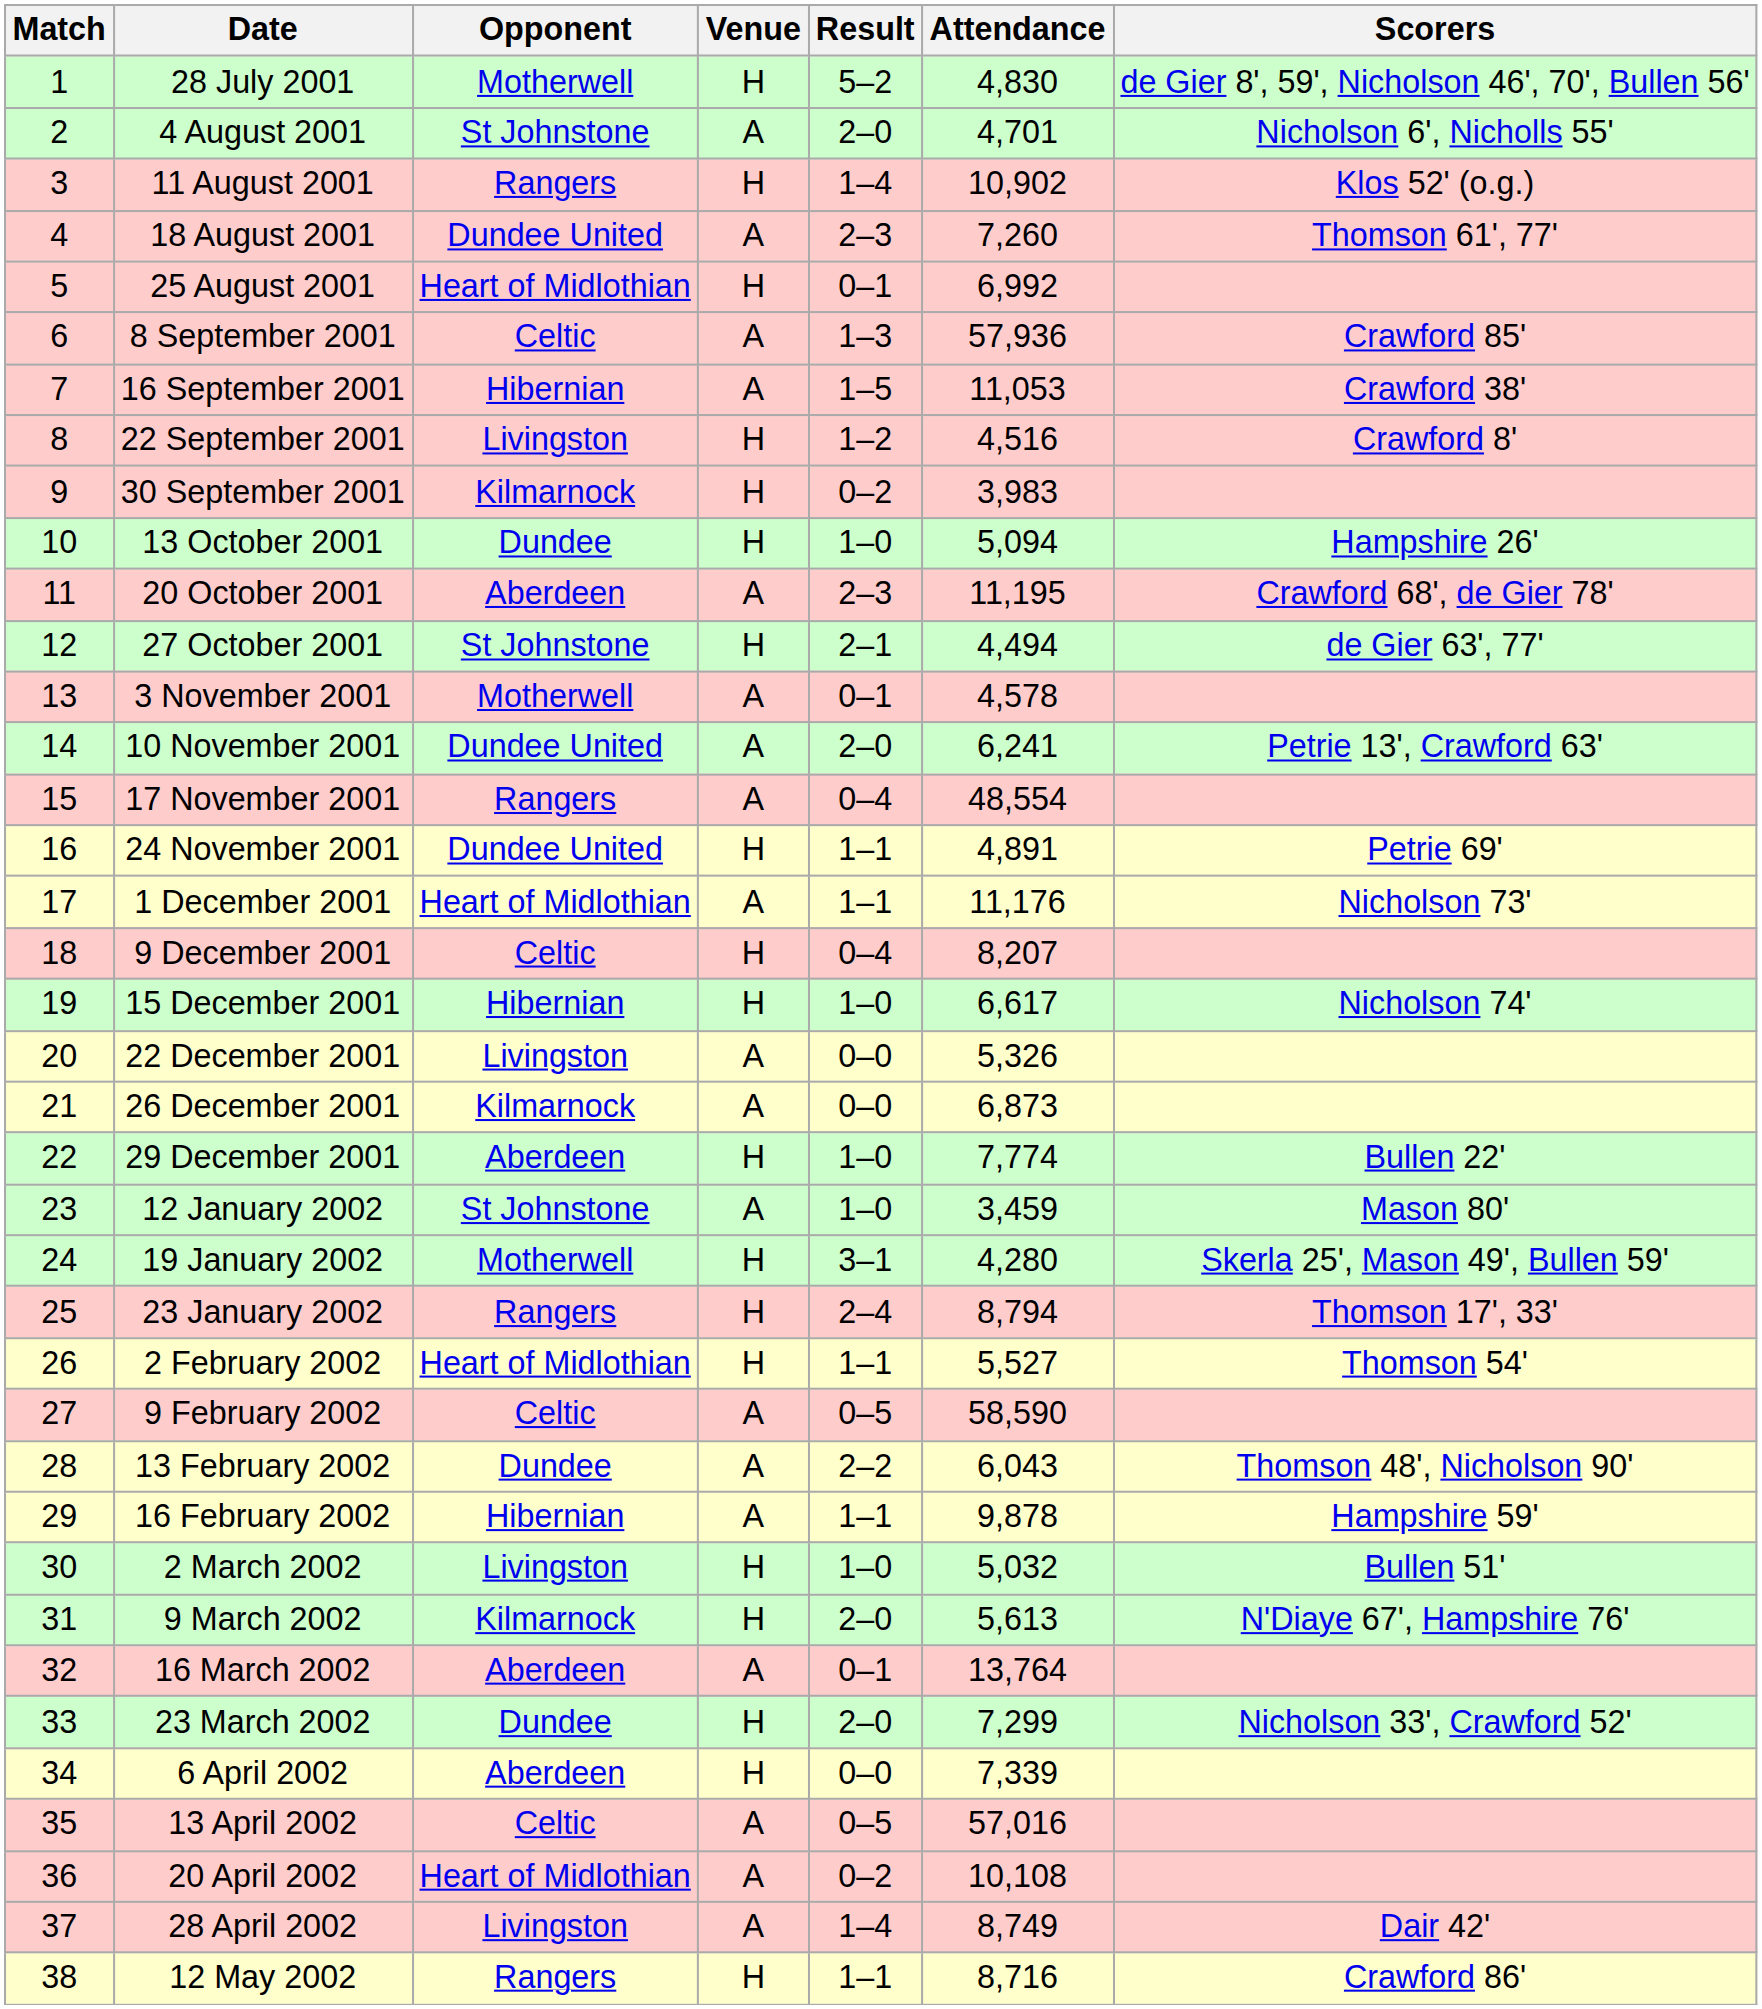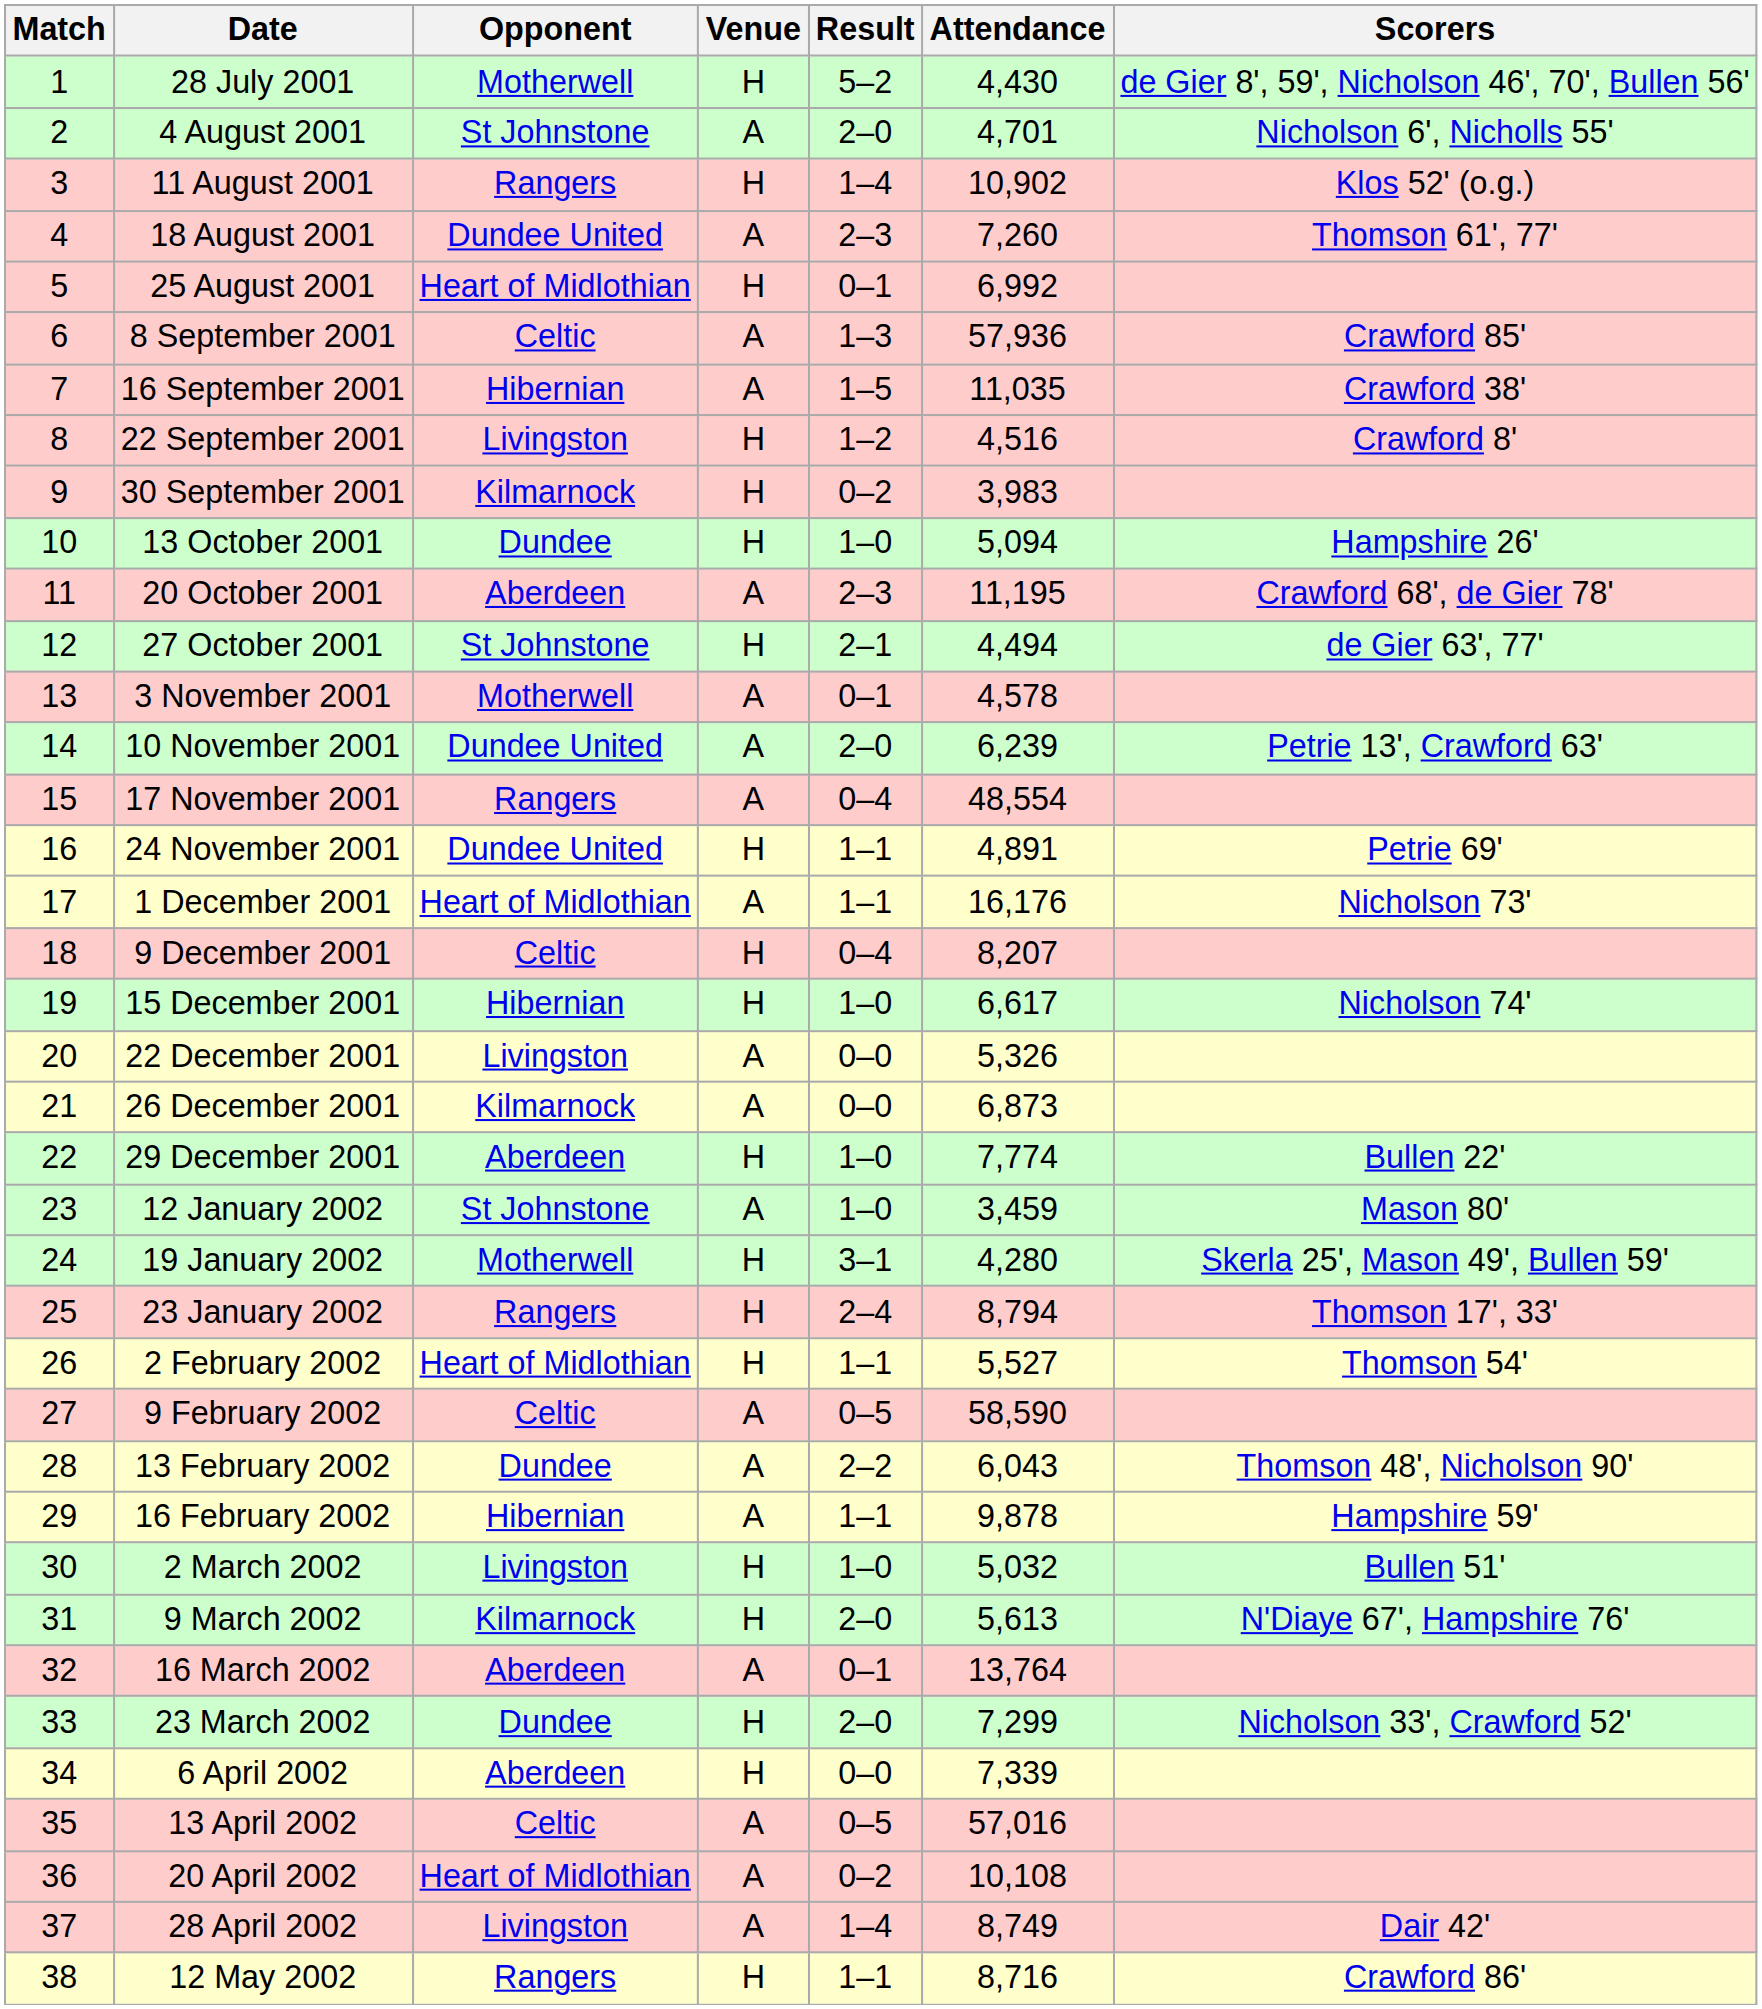(1018, 81) 4,830 -> (1018, 81) 4,430
(1018, 388) 11,053 -> (1018, 388) 11,035
(1018, 747) 6,241 -> (1018, 747) 6,239
(1018, 901) 11,176 -> (1018, 901) 16,176
